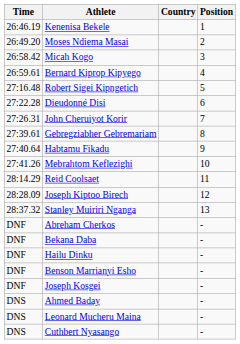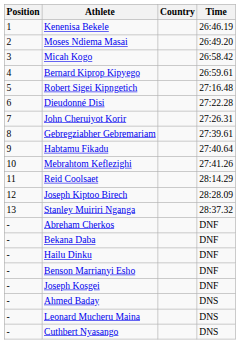columns swapped: (217, 12) <-> (23, 12)
